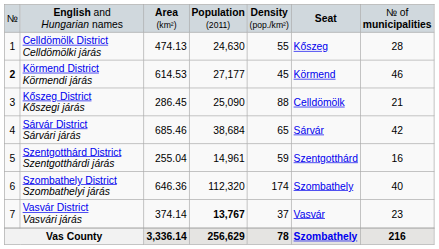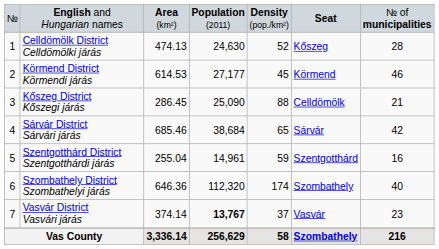(283, 46) 55 -> (283, 46) 52
(12, 74) bold -> (12, 74) normal
(283, 236) 78 -> (283, 236) 58
